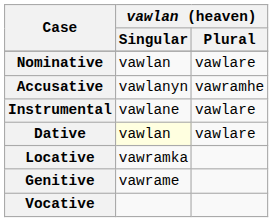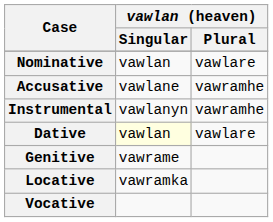(153, 87) vawlanyn -> (149, 87) vawlane
(149, 110) vawlane -> (153, 110) vawlanyn
(225, 110) vawlare -> (230, 110) vawramhe
rows swapped: (60, 181) <-> (60, 157)
